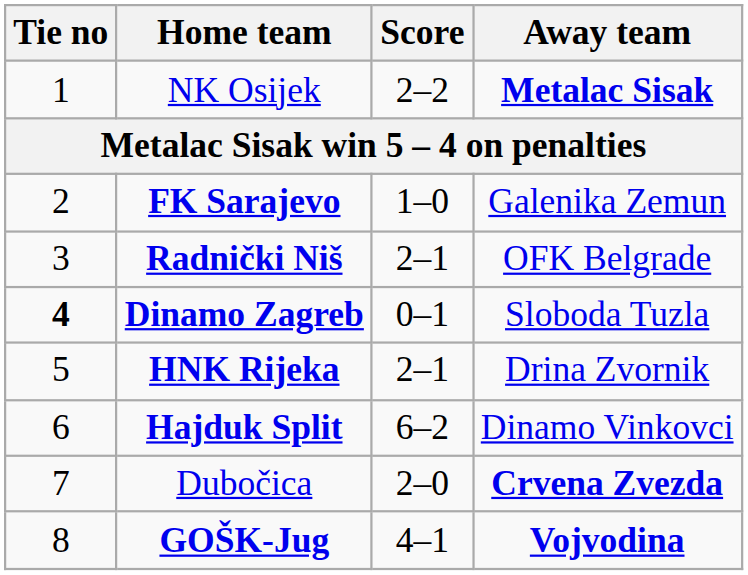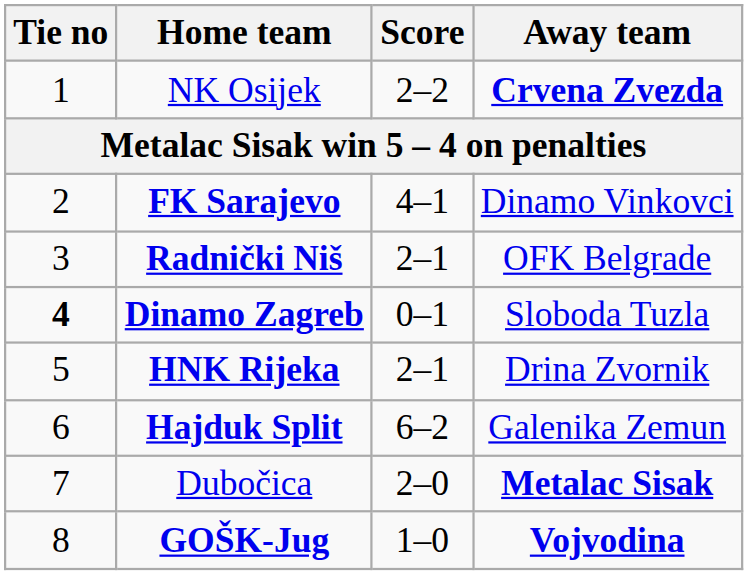(607, 88) Metalac Sisak -> (607, 88) Crvena Zvezda
(422, 201) 1–0 -> (422, 201) 4–1
(607, 201) Galenika Zemun -> (607, 201) Dinamo Vinkovci
(607, 426) Dinamo Vinkovci -> (607, 426) Galenika Zemun
(607, 483) Crvena Zvezda -> (607, 483) Metalac Sisak
(422, 539) 4–1 -> (422, 539) 1–0
